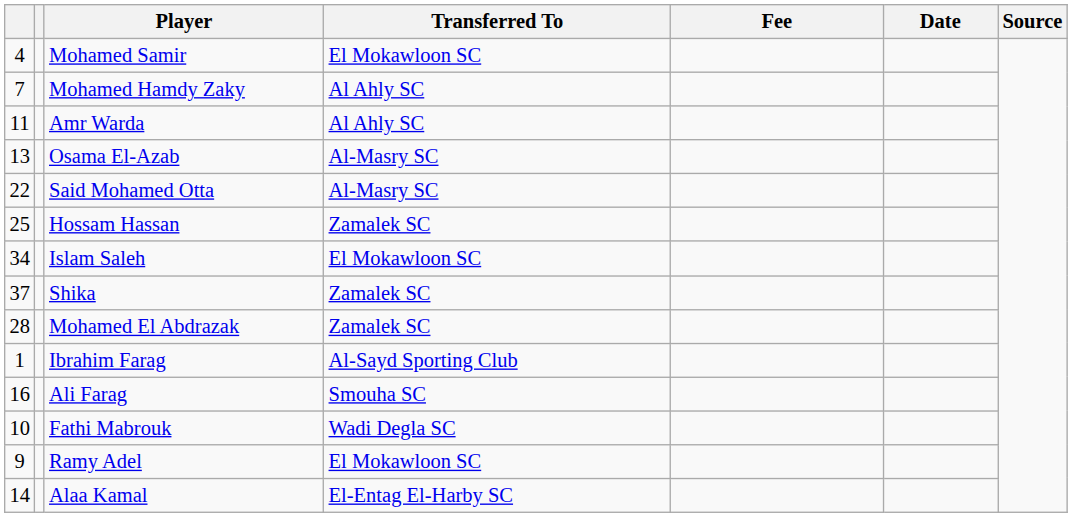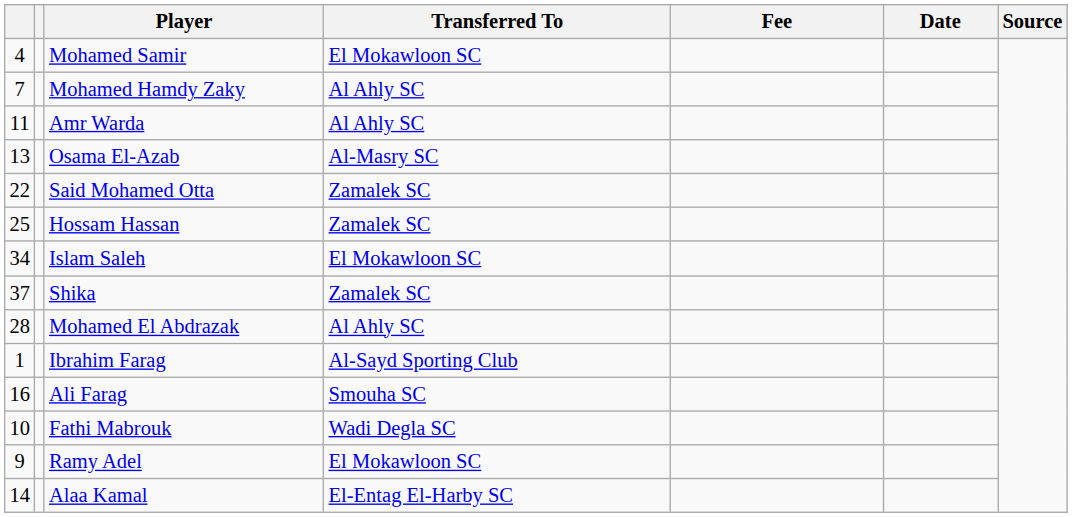(384, 190) Al-Masry SC -> (380, 190) Zamalek SC
(380, 326) Zamalek SC -> (376, 326) Al Ahly SC
